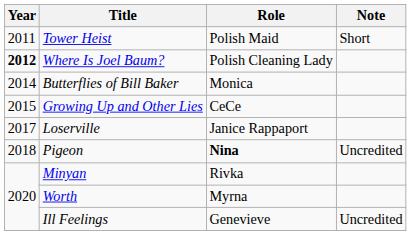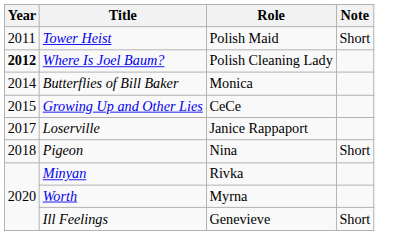(224, 151) bold -> (223, 151) normal
(371, 151) Uncredited -> (355, 151) Short
(371, 219) Uncredited -> (355, 219) Short
